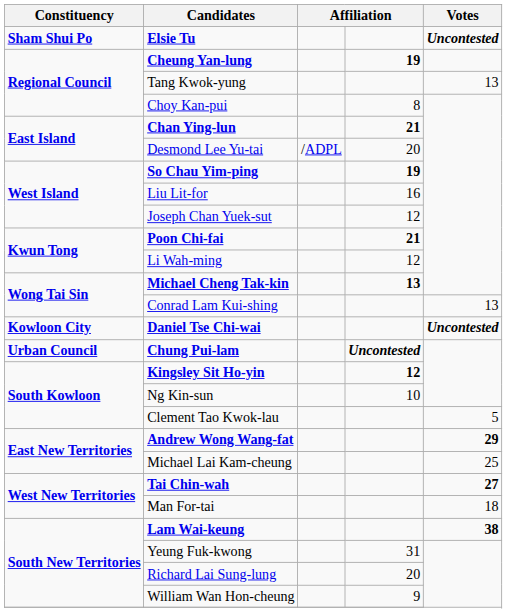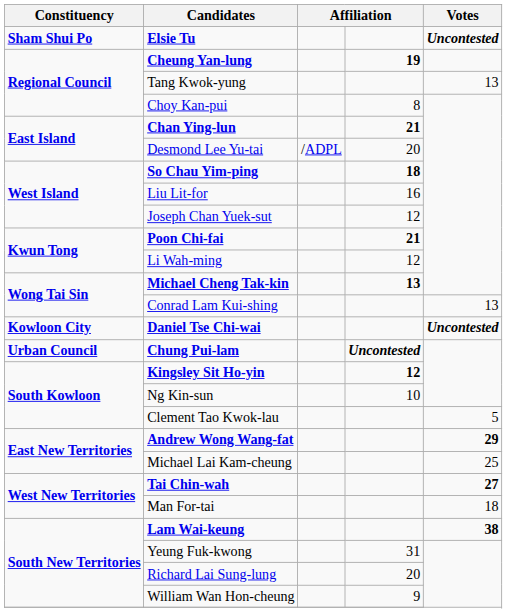(413, 171) 19 -> (413, 171) 18
